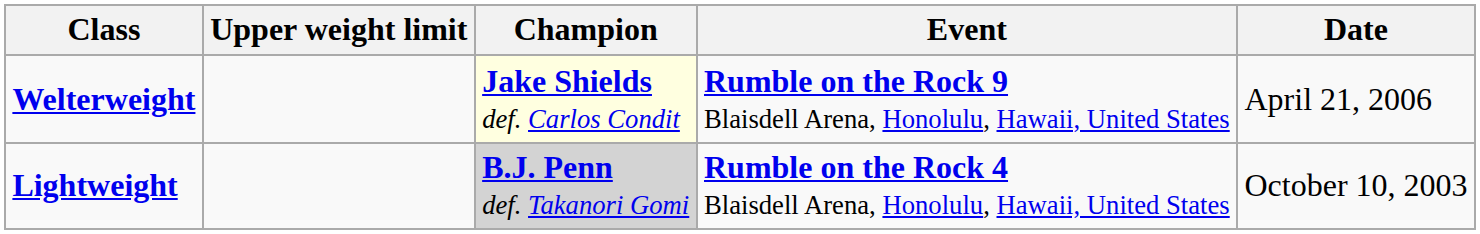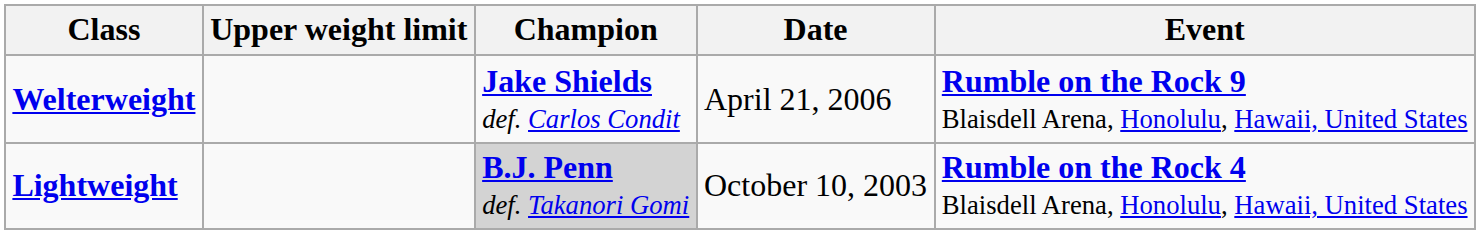columns swapped: (967, 29) <-> (1356, 29)
(581, 98) lightyellow background -> (581, 98) no background
